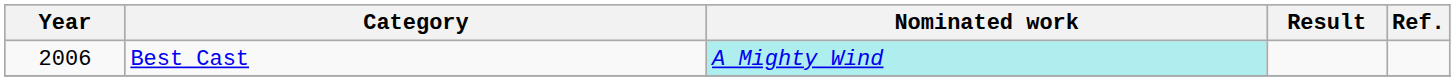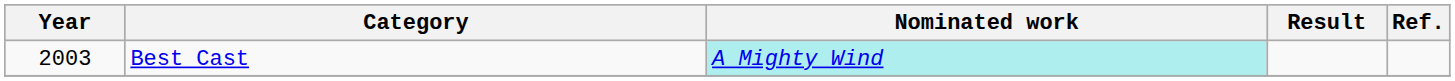(65, 59) 2006 -> (65, 59) 2003
